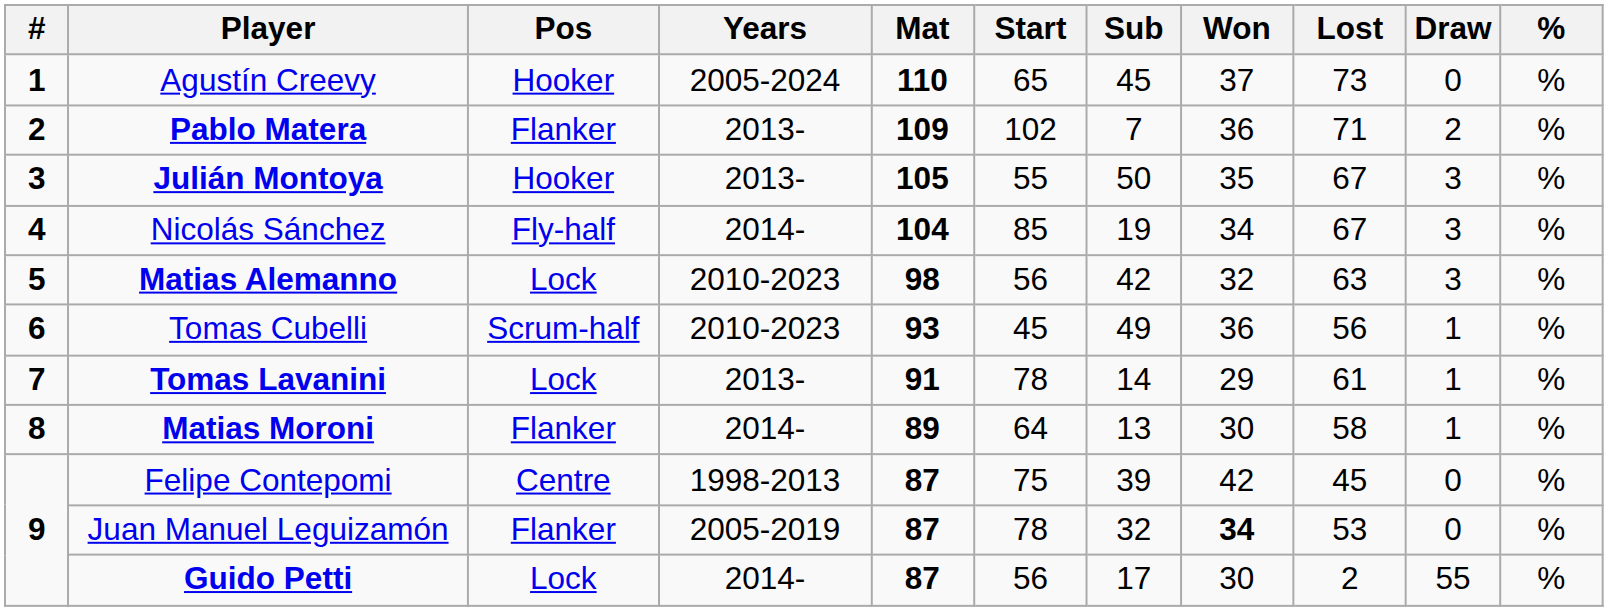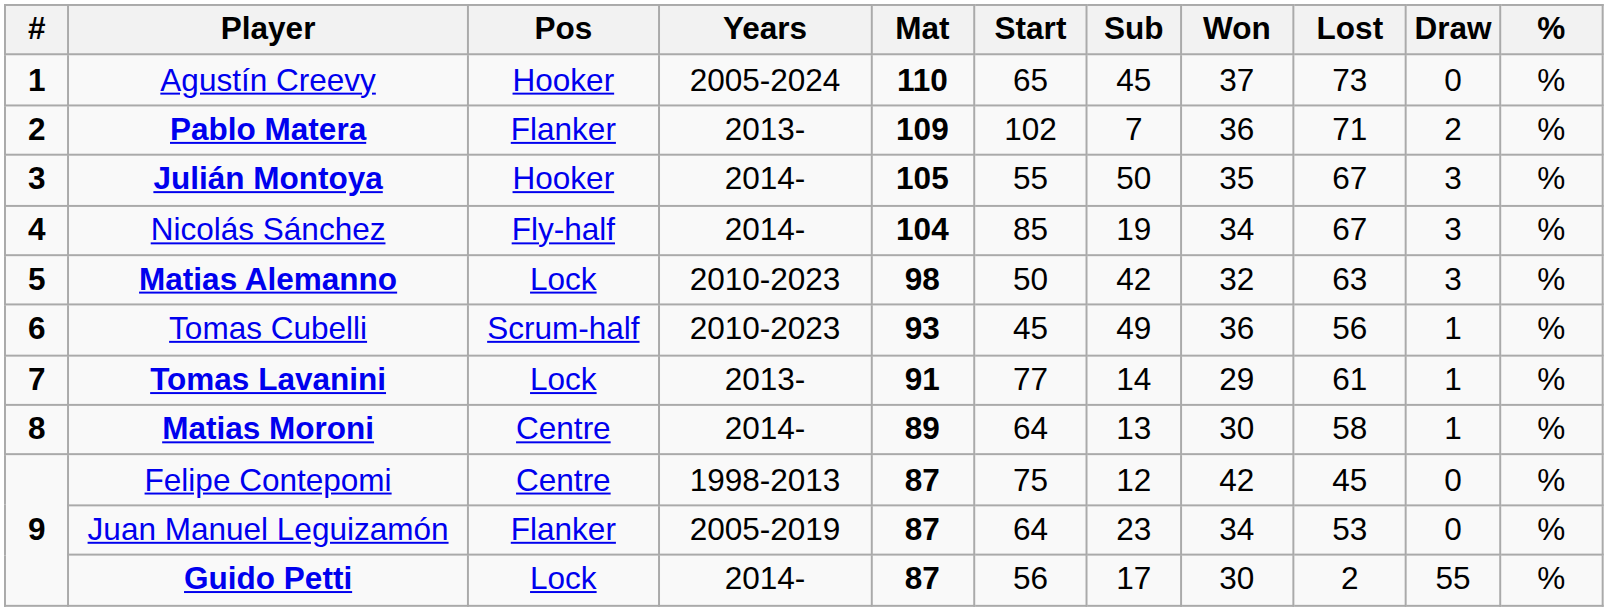(765, 179) 2013- -> (765, 179) 2014-
(1030, 279) 56 -> (1030, 279) 50
(1030, 379) 78 -> (1030, 379) 77
(563, 429) Flanker -> (563, 429) Centre
(1134, 479) 39 -> (1134, 479) 12
(1030, 529) 78 -> (1030, 529) 64
(1134, 529) 32 -> (1134, 529) 23
(1237, 529) bold -> (1237, 529) normal
